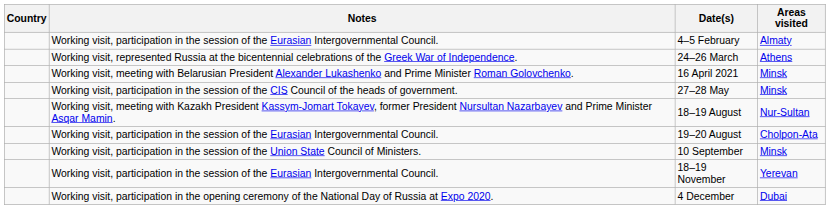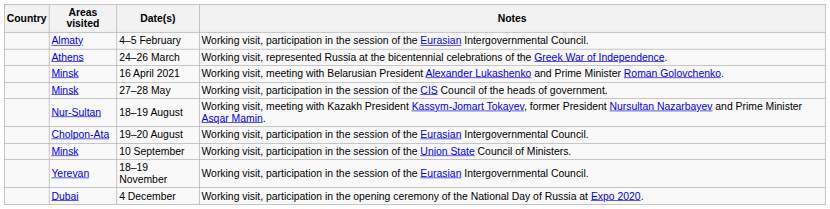columns swapped: (791, 18) <-> (362, 18)
